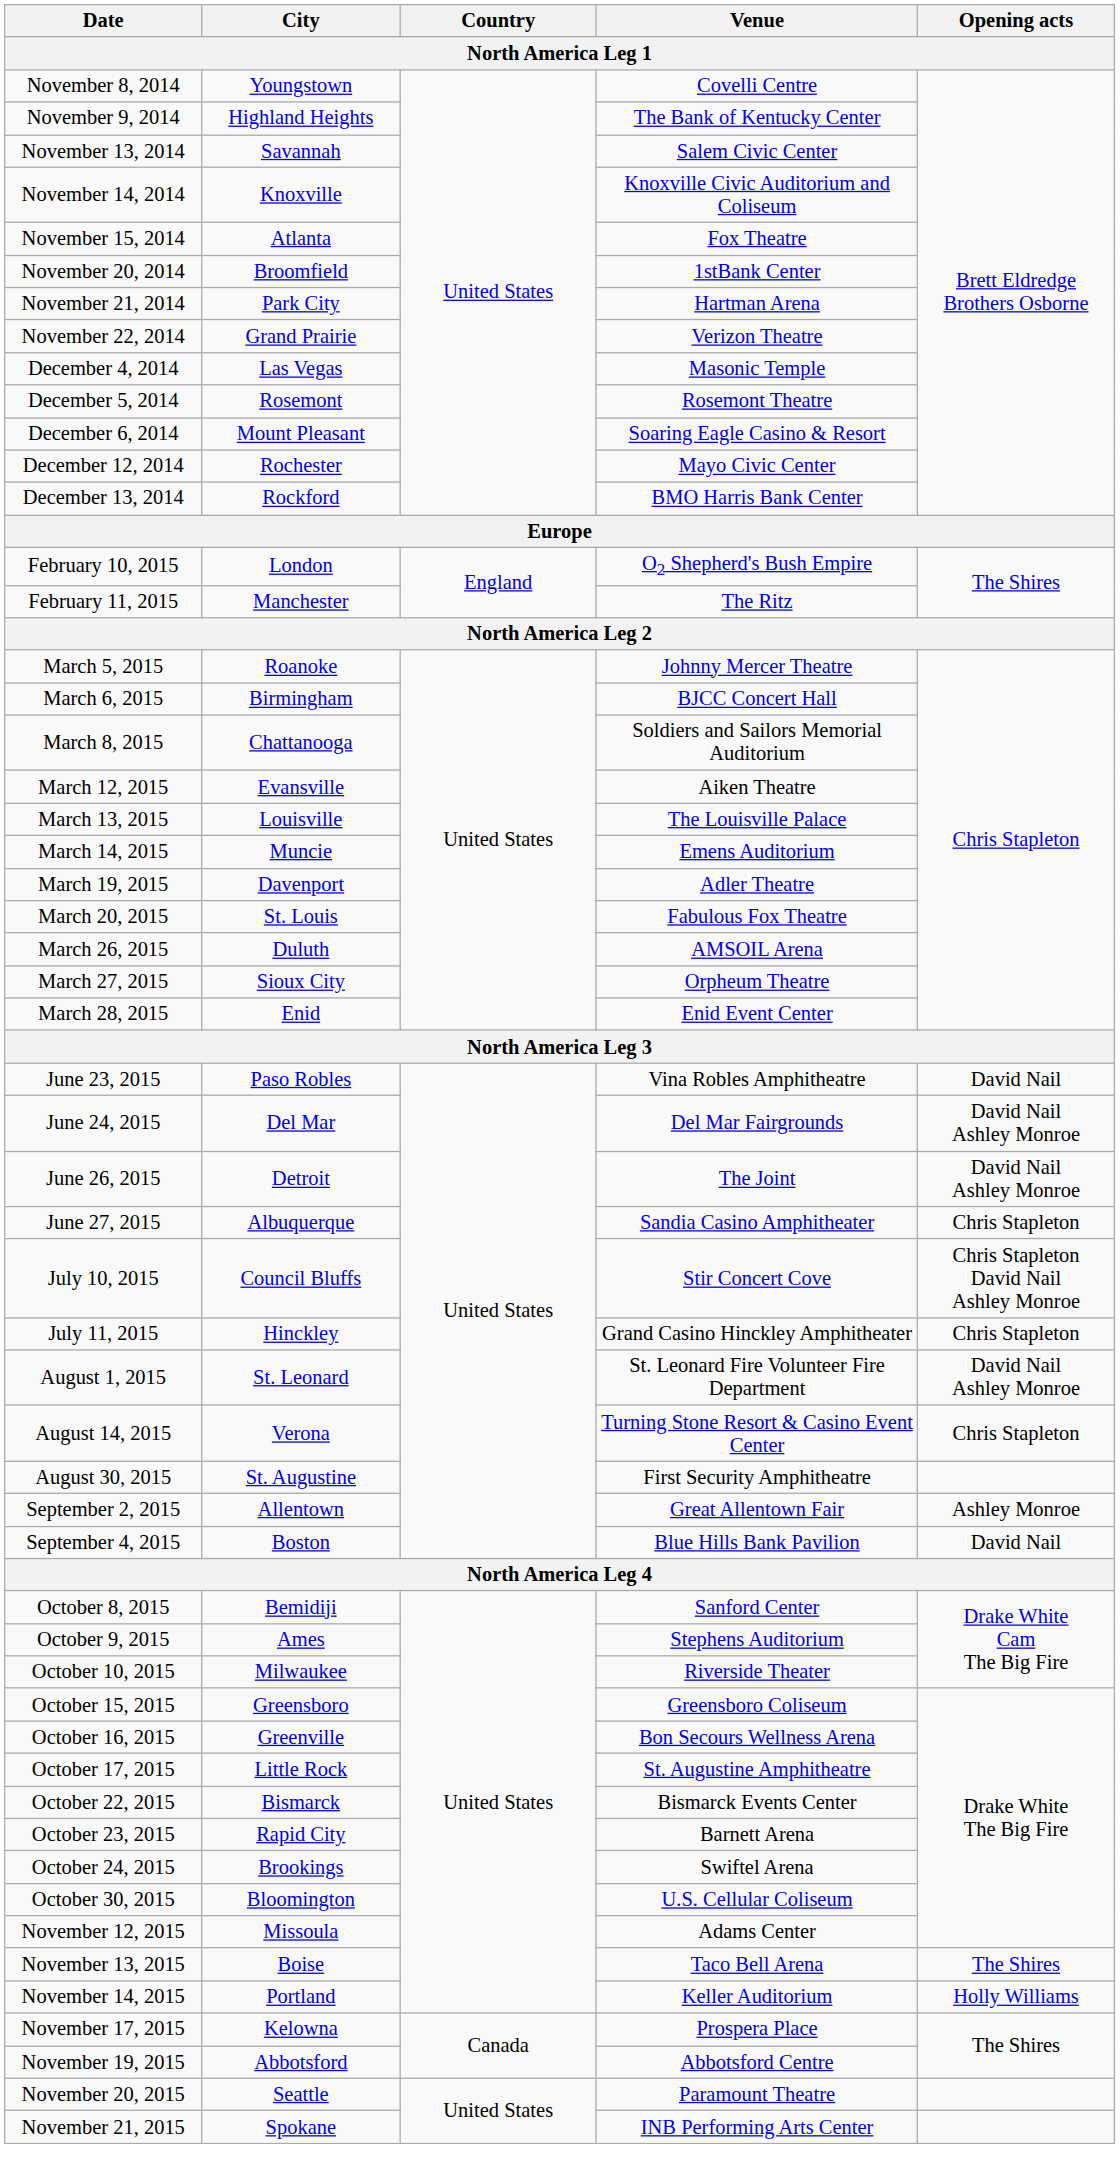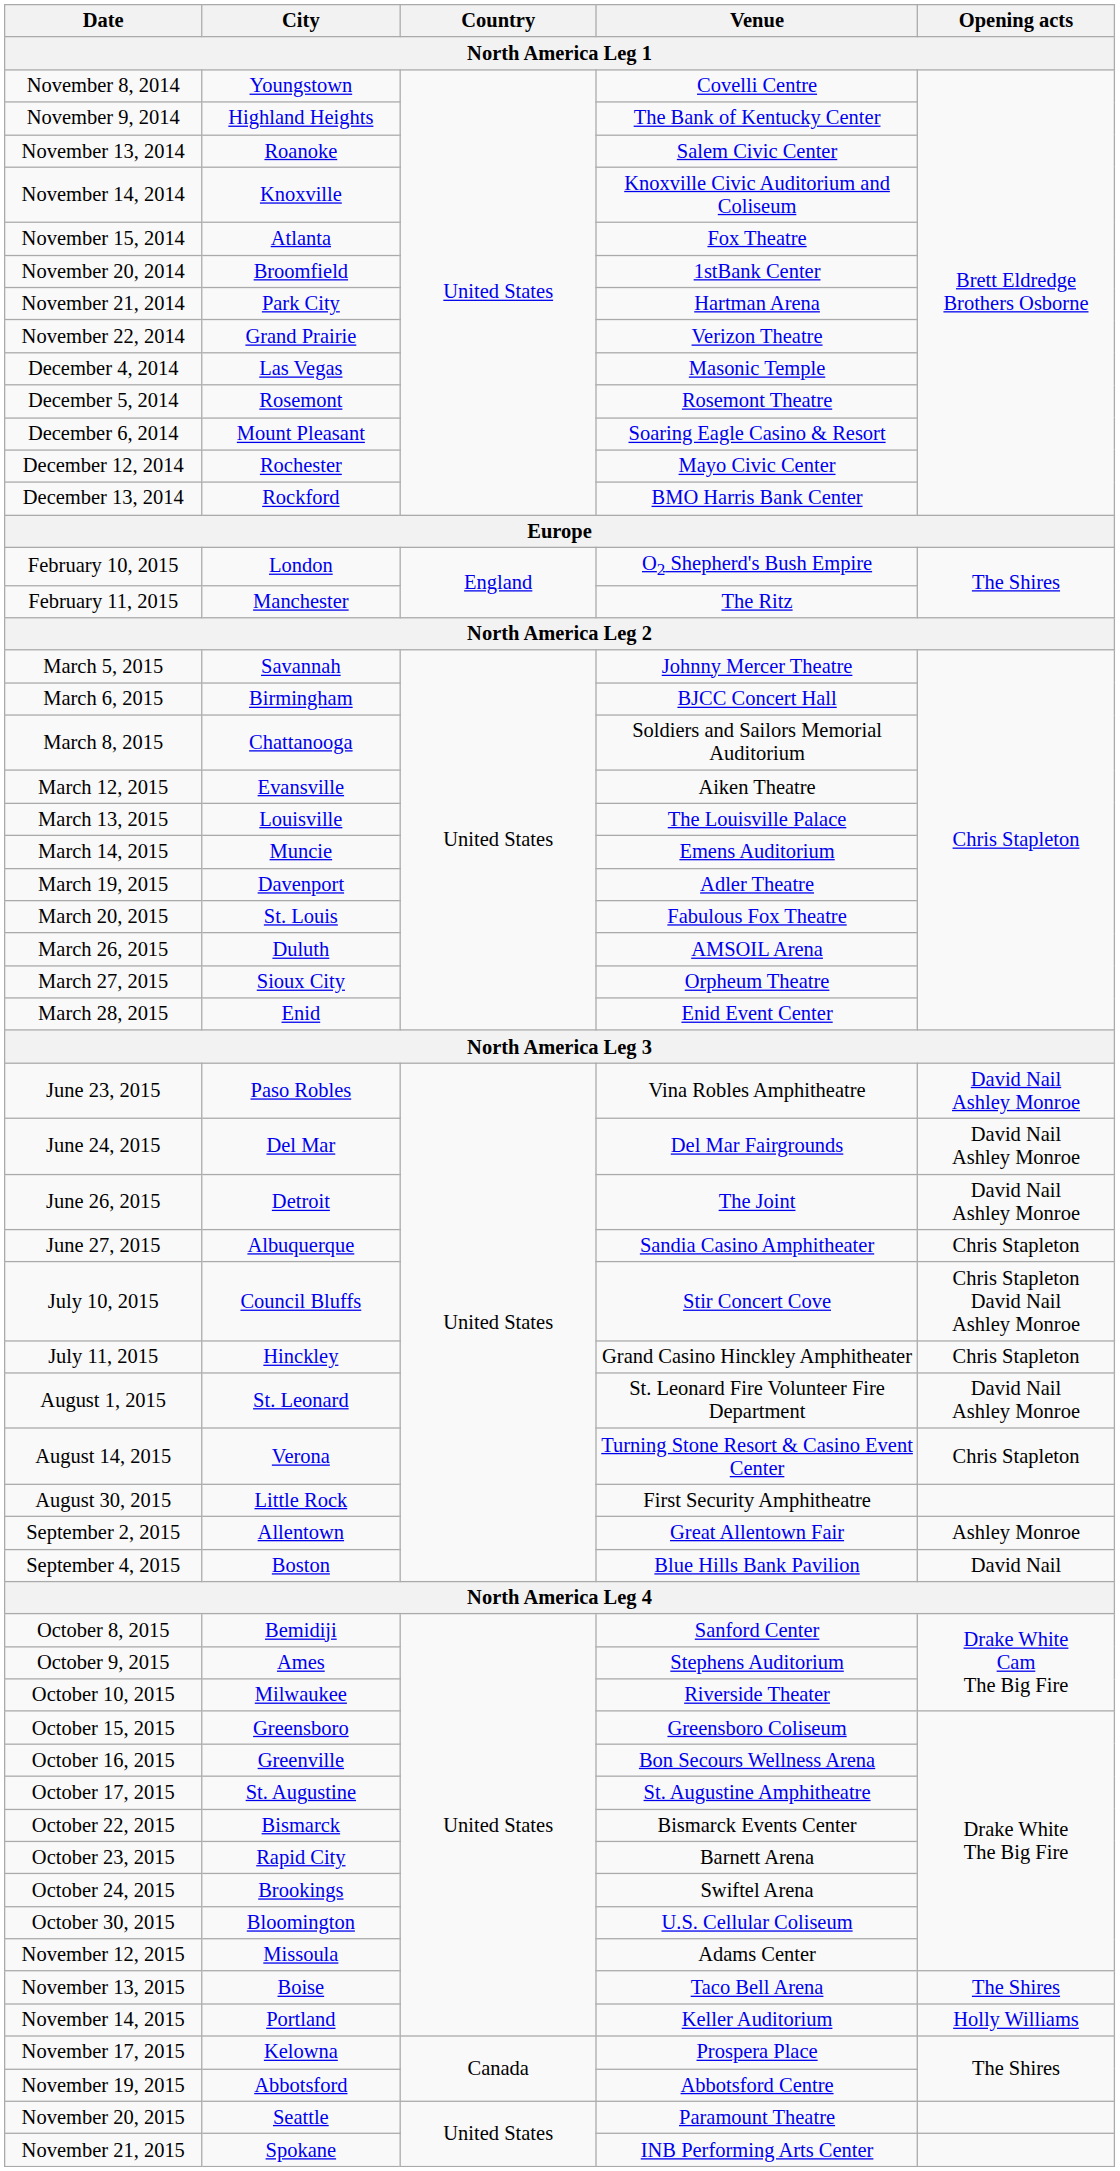(301, 150) Savannah -> (301, 150) Roanoke
(301, 666) Roanoke -> (301, 666) Savannah
(1016, 1079) David Nail -> (1016, 1090) David Nail Ashley Monroe
(301, 1477) St. Augustine -> (301, 1500) Little Rock
(301, 1769) Little Rock -> (301, 1792) St. Augustine
